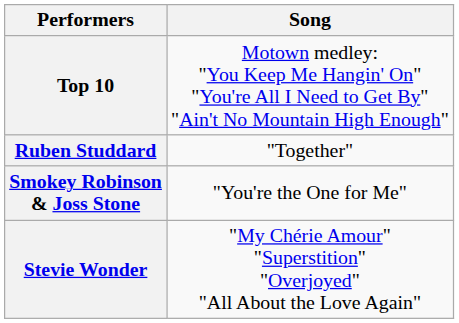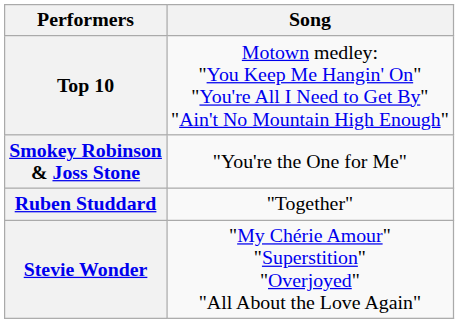rows swapped: (86, 150) <-> (86, 192)
